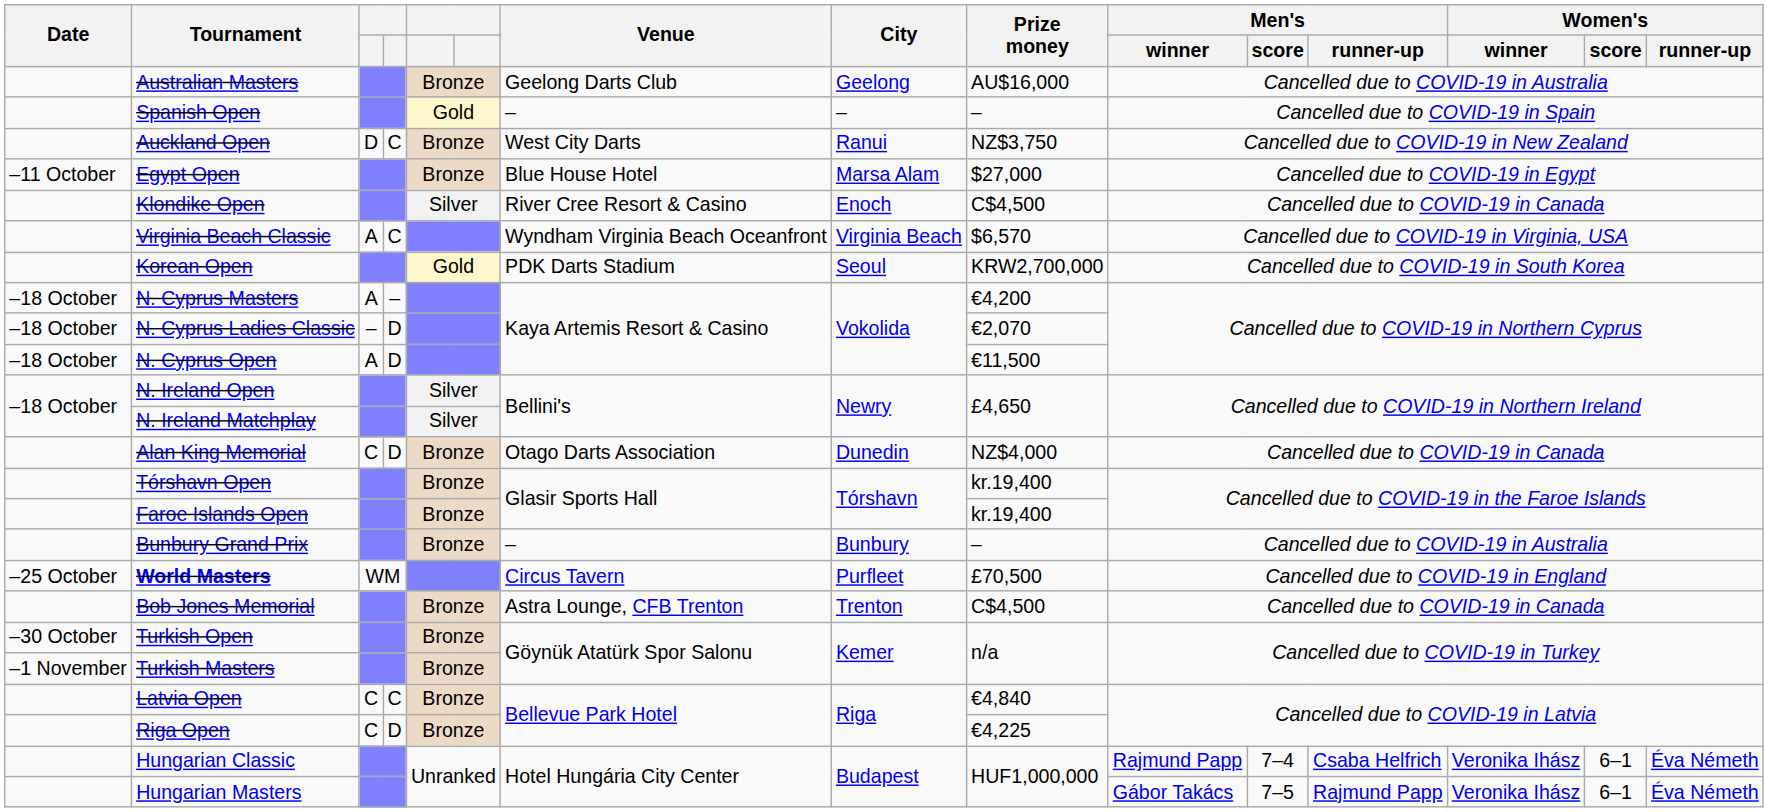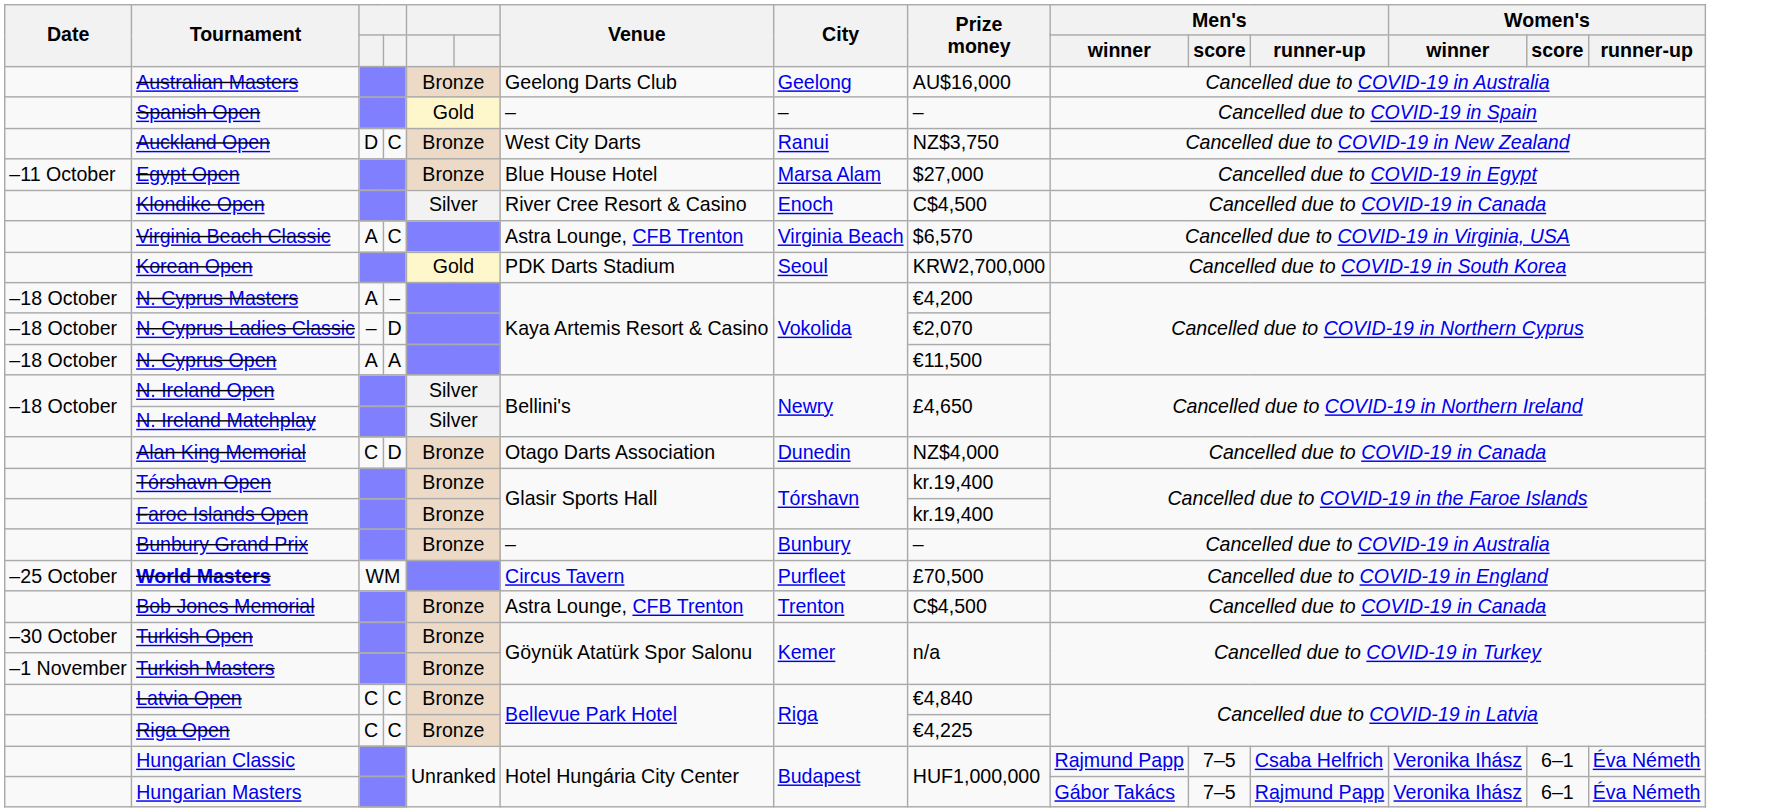(666, 236) Wyndham Virginia Beach Oceanfront -> (624, 236) Astra Lounge, CFB Trenton
(395, 359) D -> (395, 359) A
(395, 730) D -> (395, 730) C
(1278, 761) 7–4 -> (1219, 761) 7–5
